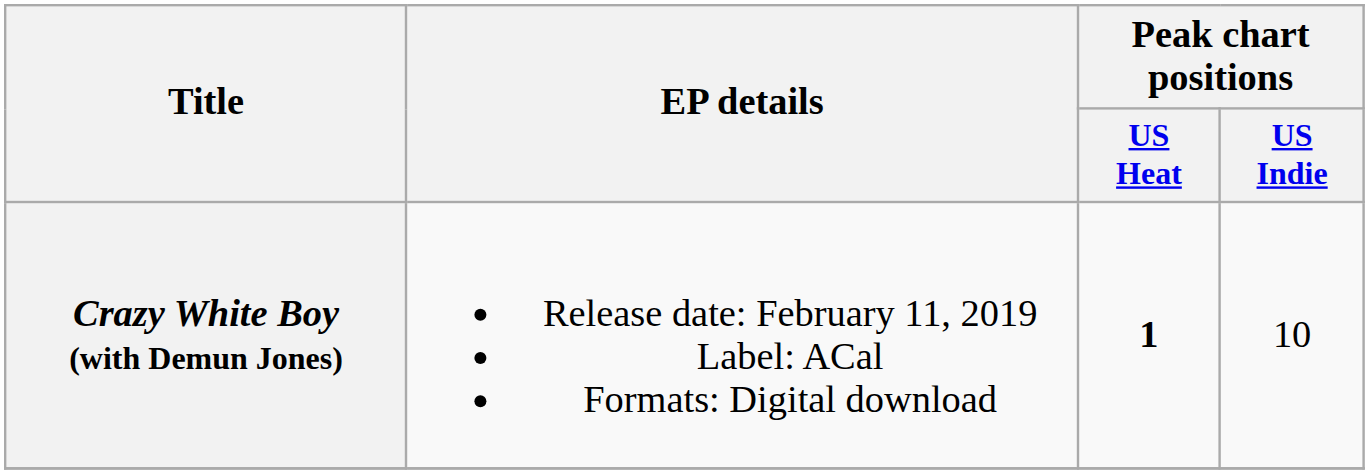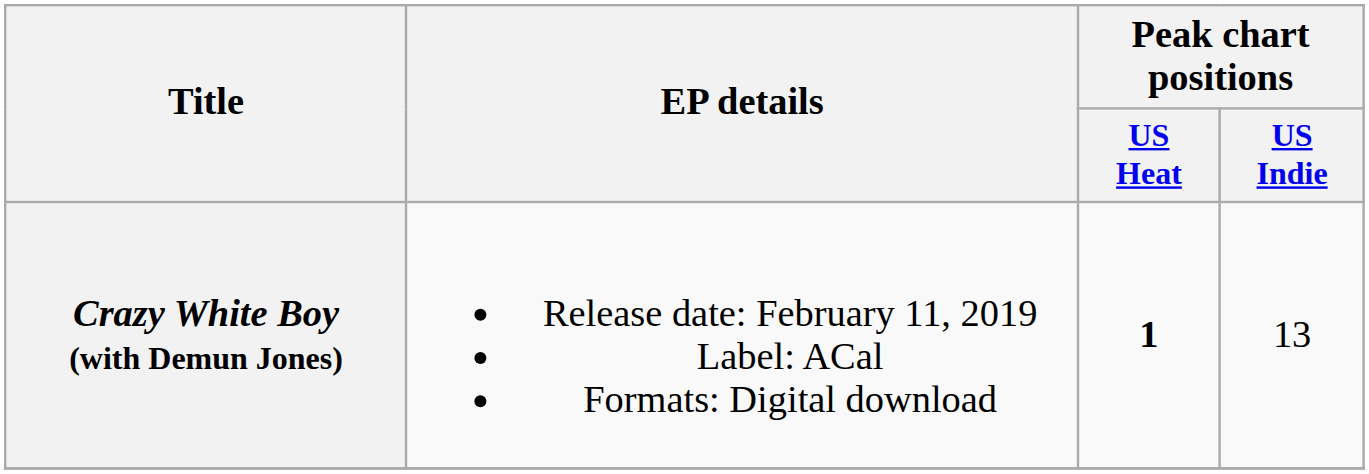(1292, 334) 10 -> (1292, 334) 13
